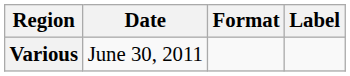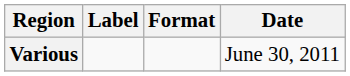columns swapped: (145, 20) <-> (315, 20)
